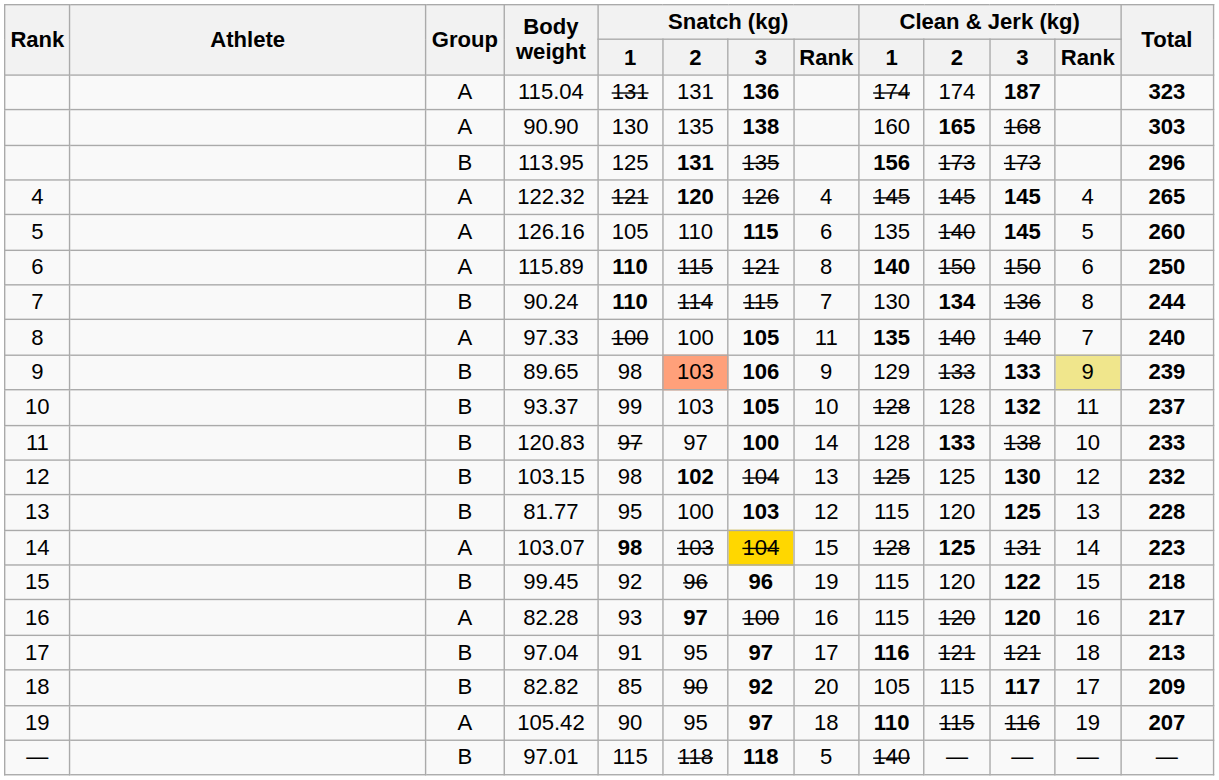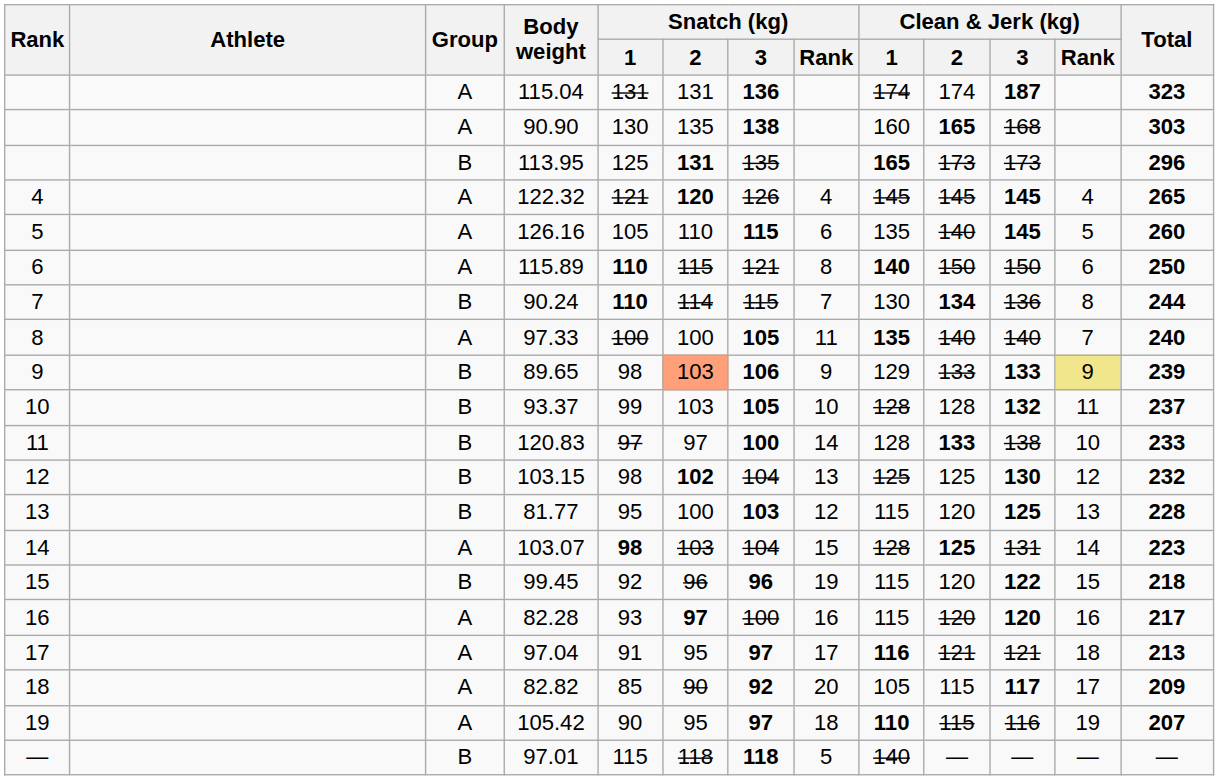(892, 162) 156 -> (892, 162) 165
(761, 547) gold background -> (761, 547) no background
(465, 652) B -> (465, 652) A
(465, 687) B -> (465, 687) A
